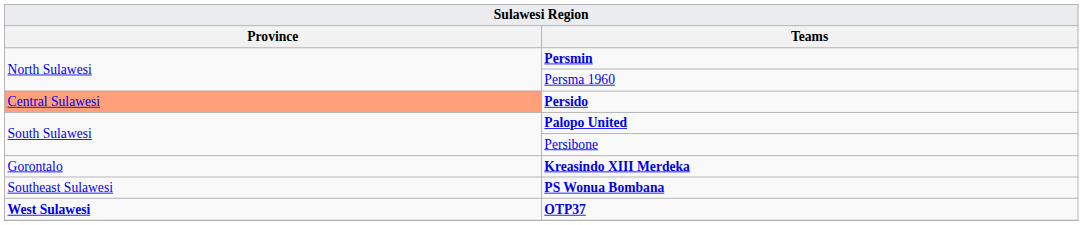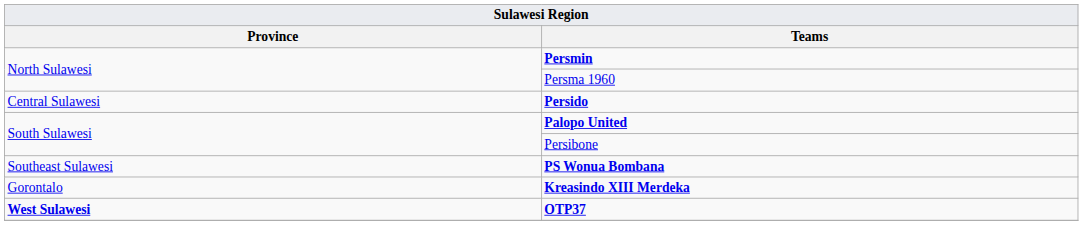(54, 101) lightsalmon background -> (54, 101) no background
rows swapped: (604, 187) <-> (617, 166)
